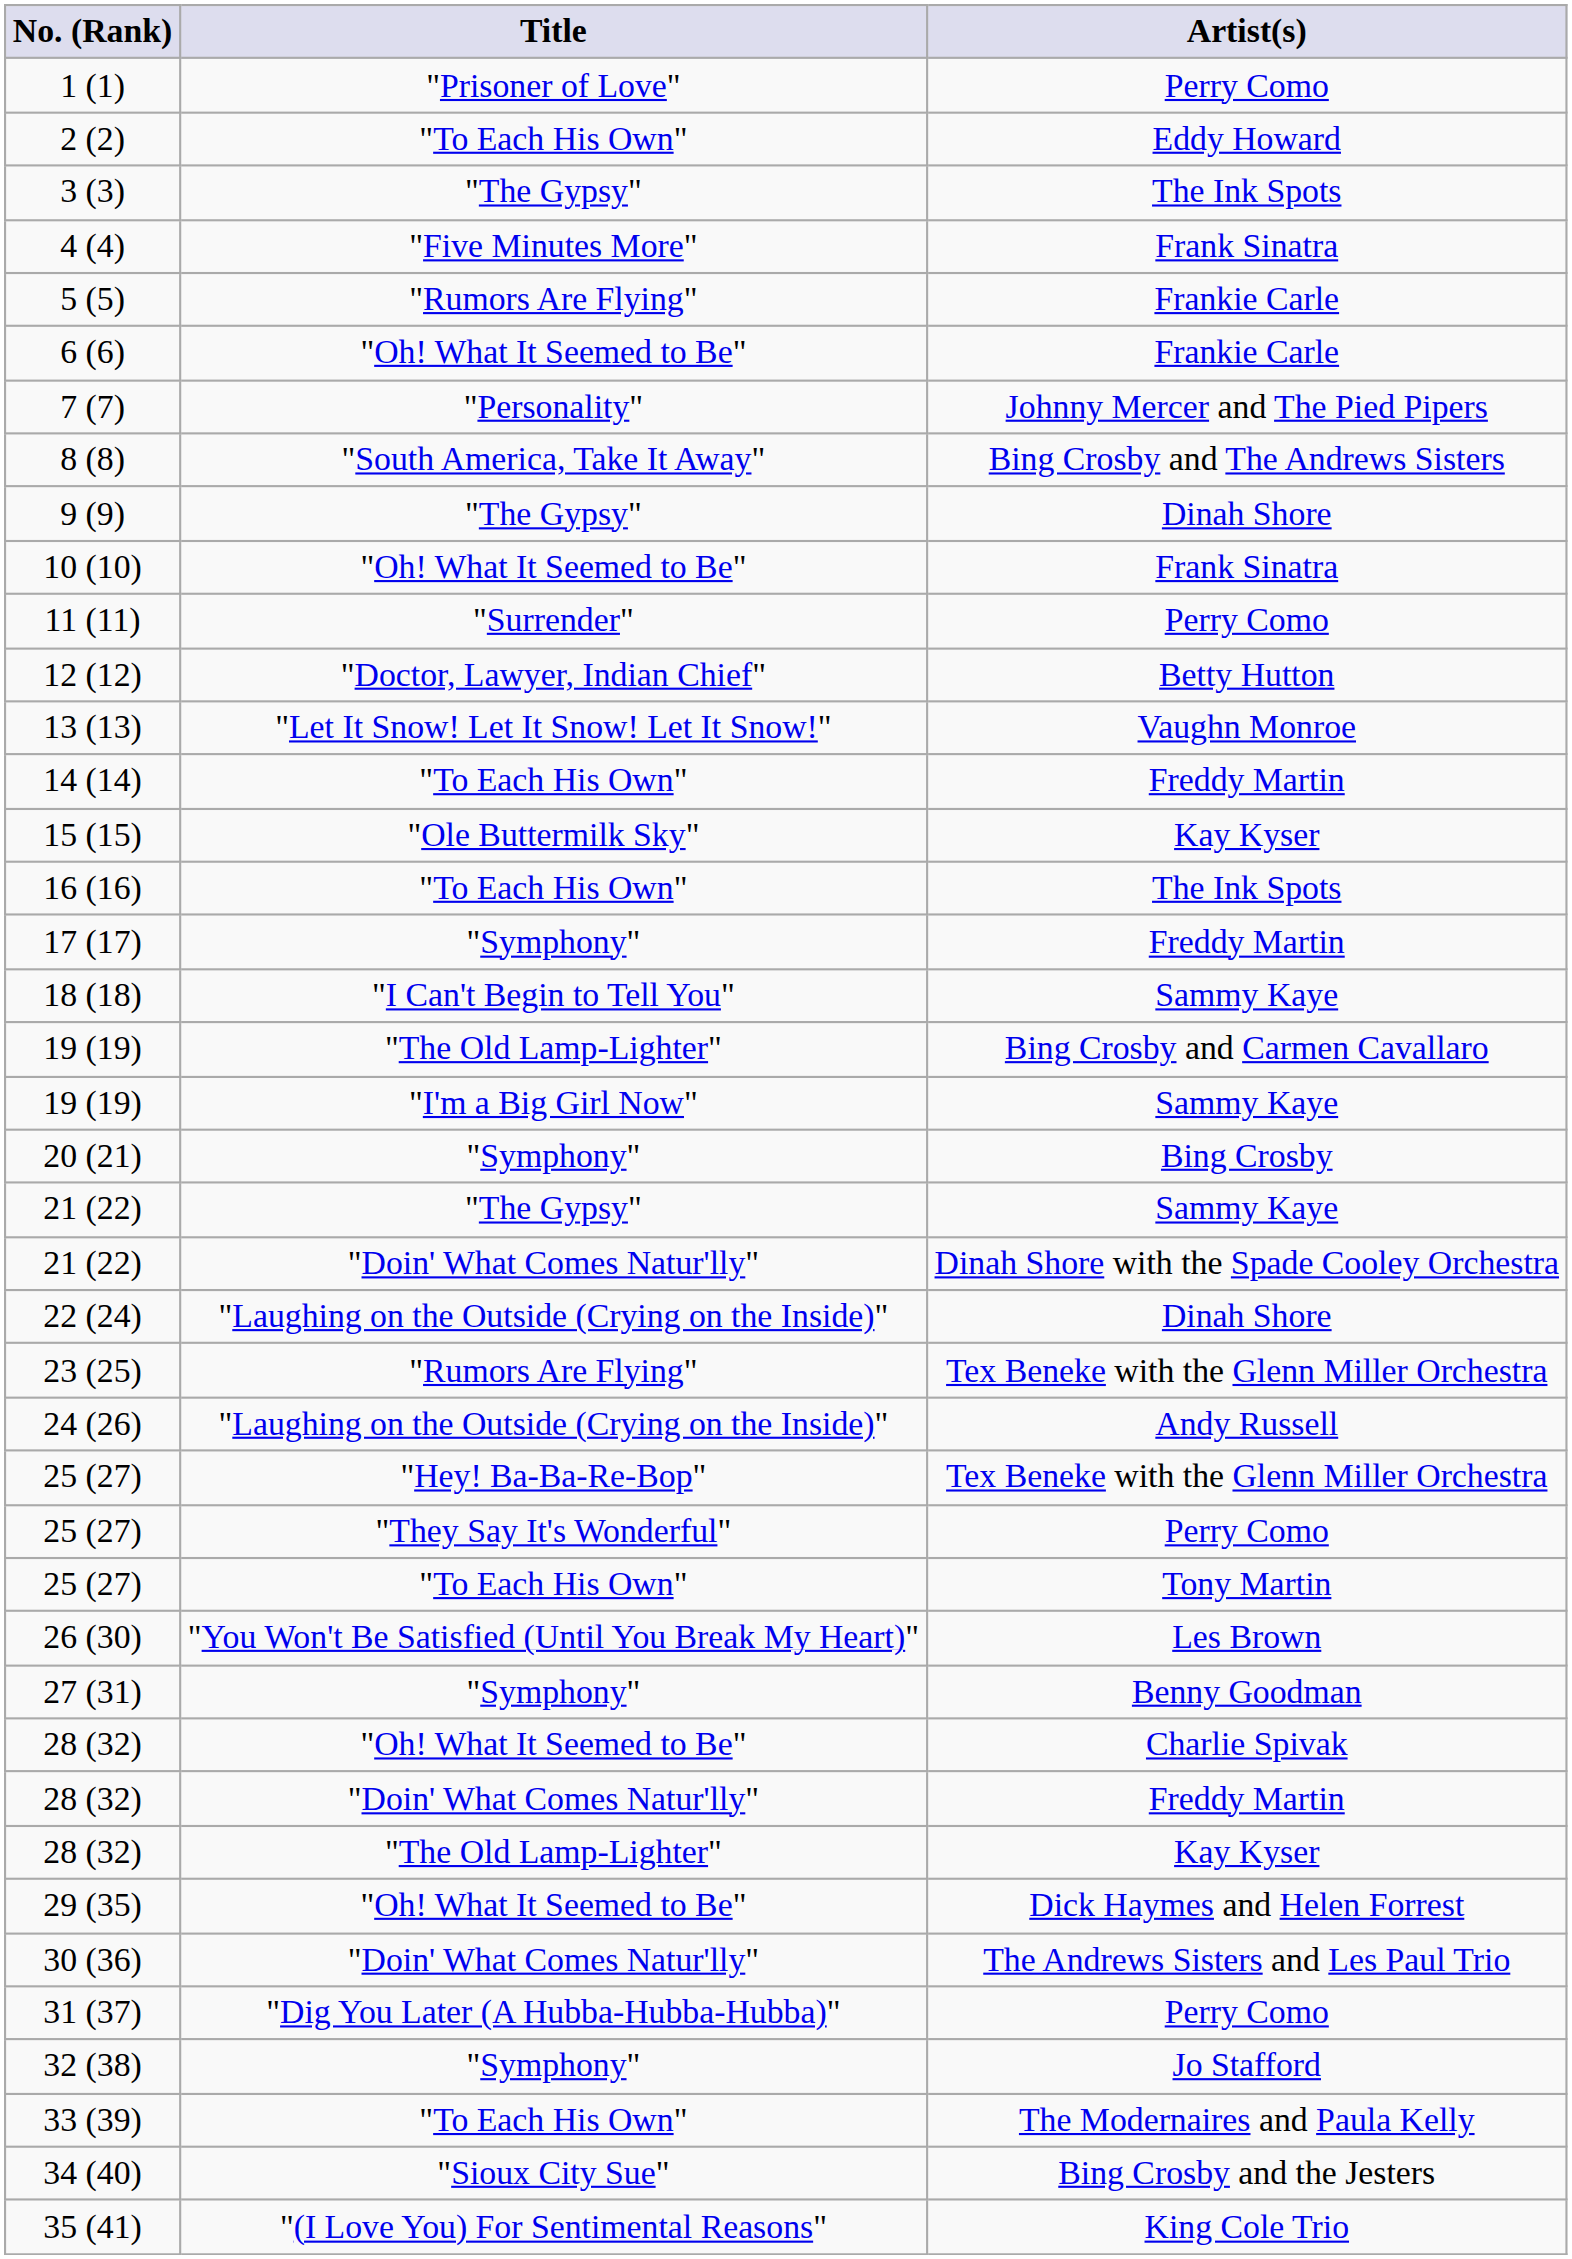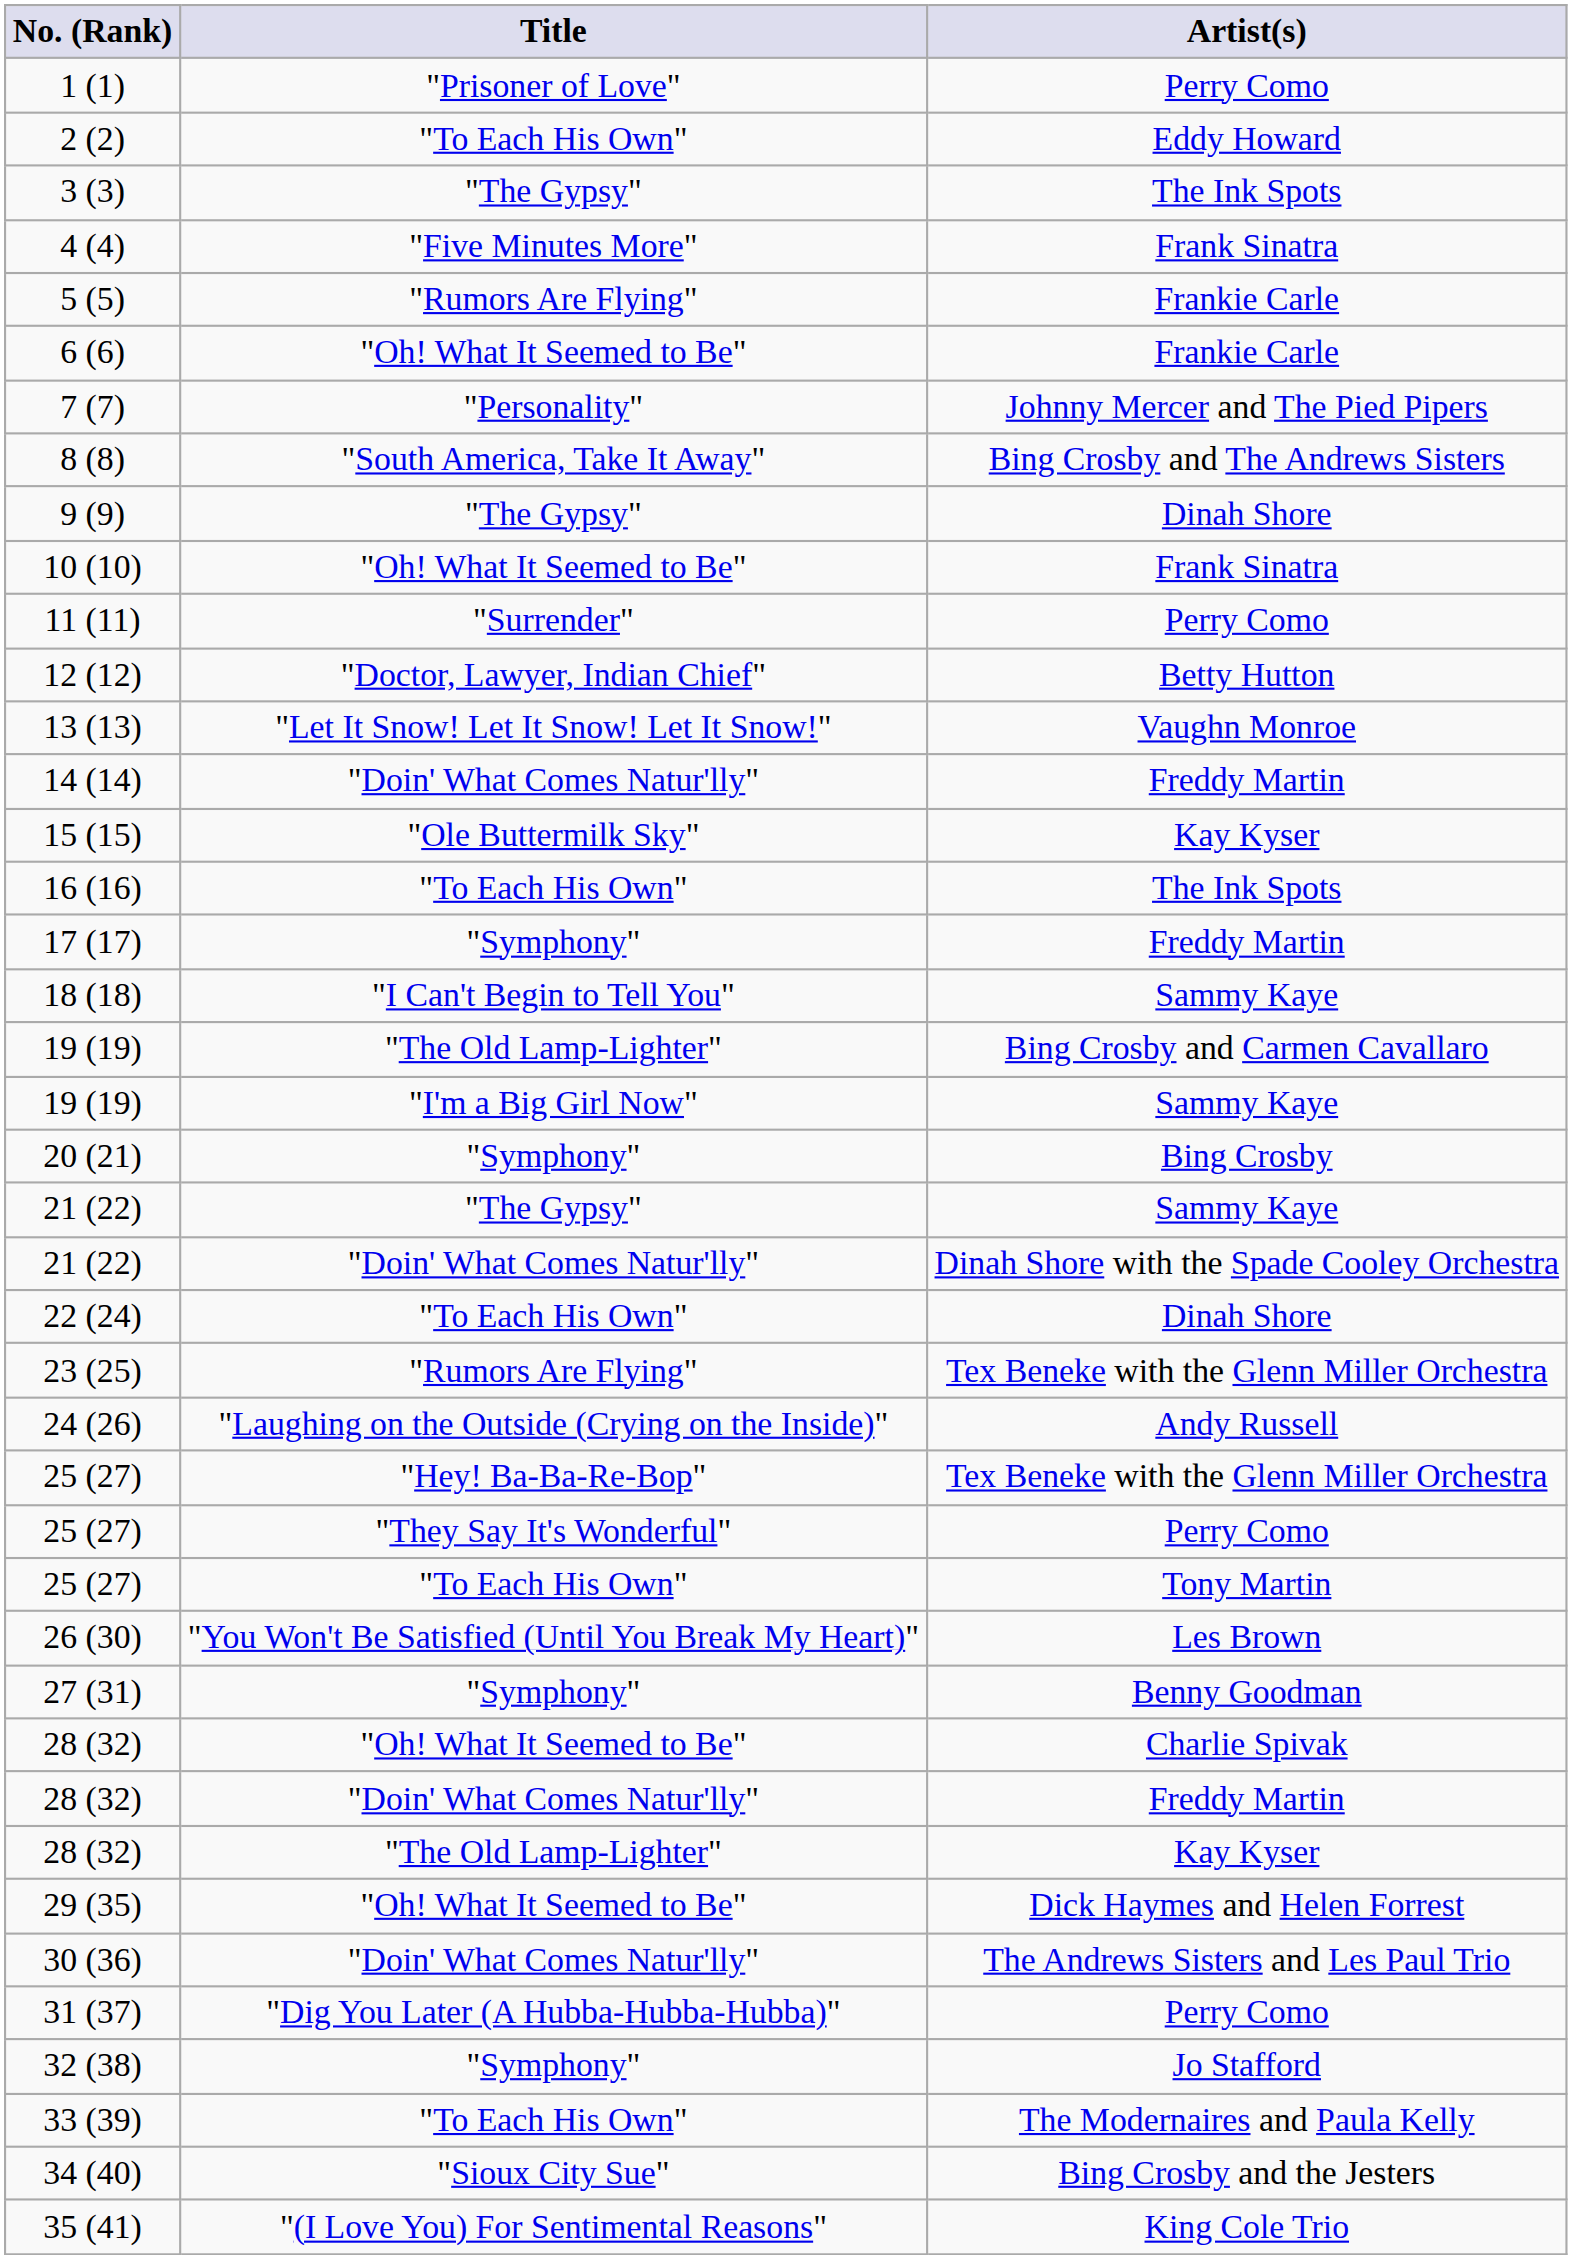(553, 780) "To Each His Own" -> (553, 780) "Doin' What Comes Natur'lly"
(553, 1316) "Laughing on the Outside (Crying on the Inside)" -> (553, 1316) "To Each His Own"
